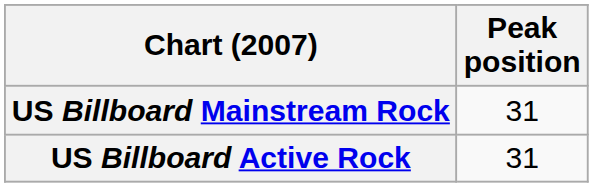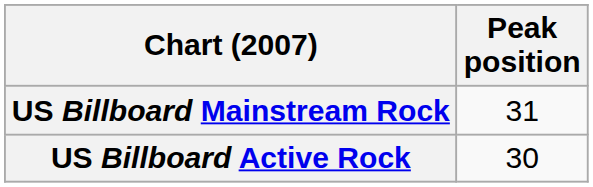(522, 157) 31 -> (522, 157) 30
